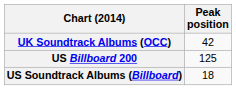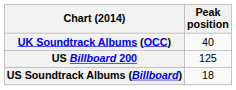(208, 42) 42 -> (208, 42) 40
